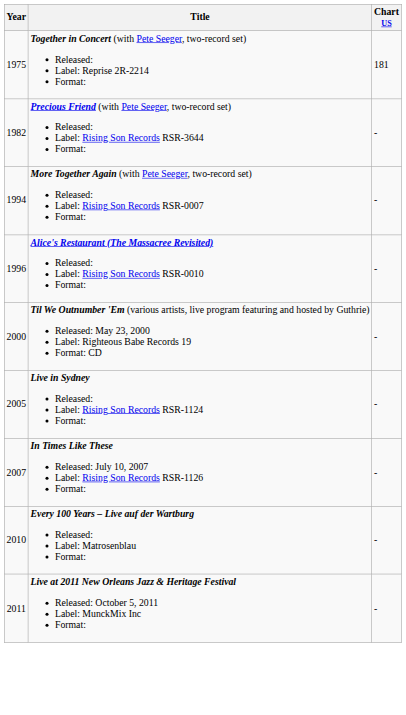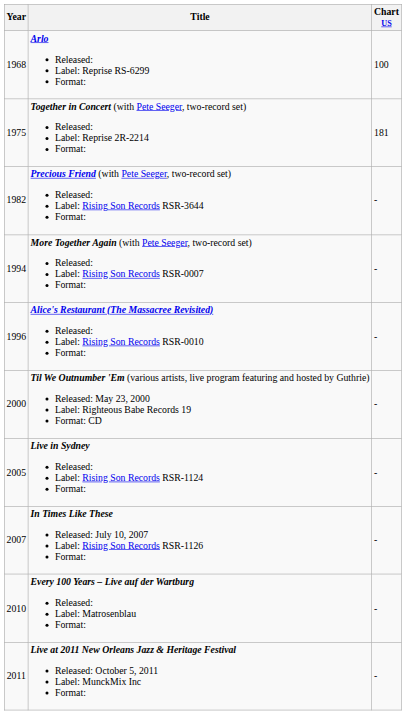+ row: (200, 60)
